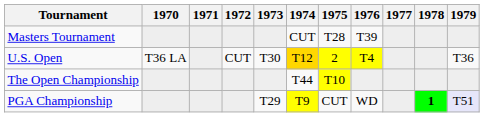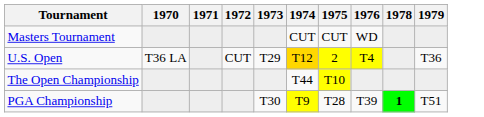- column: (399, 15)
(335, 37) T28 -> (335, 37) CUT
(367, 37) T39 -> (367, 37) WD
(270, 58) T30 -> (270, 58) T29
(270, 101) T29 -> (270, 101) T30
(335, 101) CUT -> (335, 101) T28
(367, 101) WD -> (367, 101) T39
(463, 101) lavender background -> (431, 101) no background
